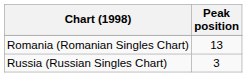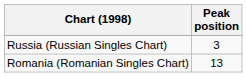rows swapped: (98, 44) <-> (87, 63)
